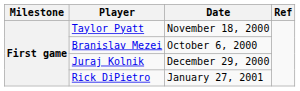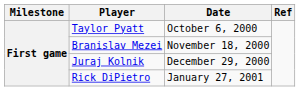(218, 29) November 18, 2000 -> (212, 29) October 6, 2000
(212, 45) October 6, 2000 -> (218, 45) November 18, 2000
